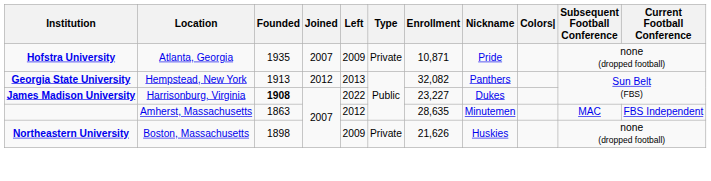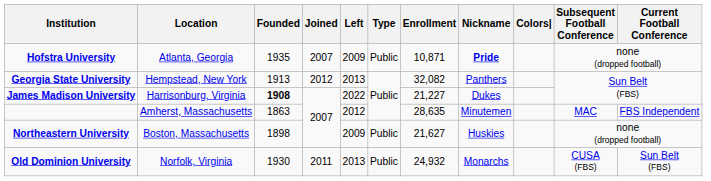(386, 57) Private -> (384, 57) Public
(490, 57) normal -> (486, 57) bold
(433, 95) 23,227 -> (429, 95) 21,227
(386, 134) Private -> (384, 134) Public
(433, 134) 21,626 -> (429, 134) 21,627
+ row: (71, 161)
